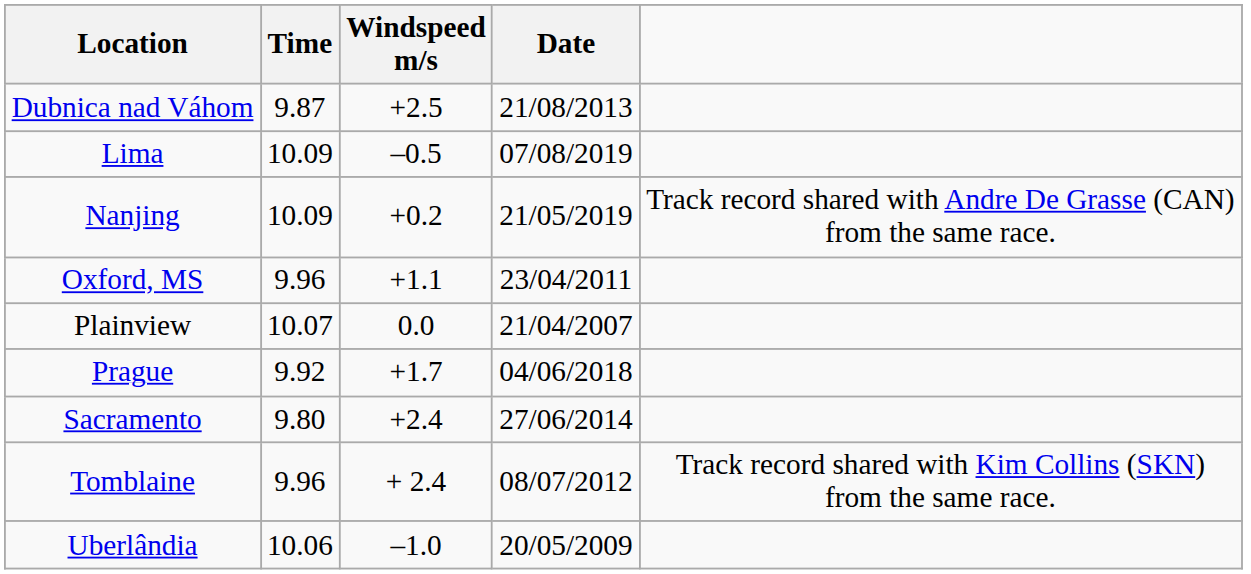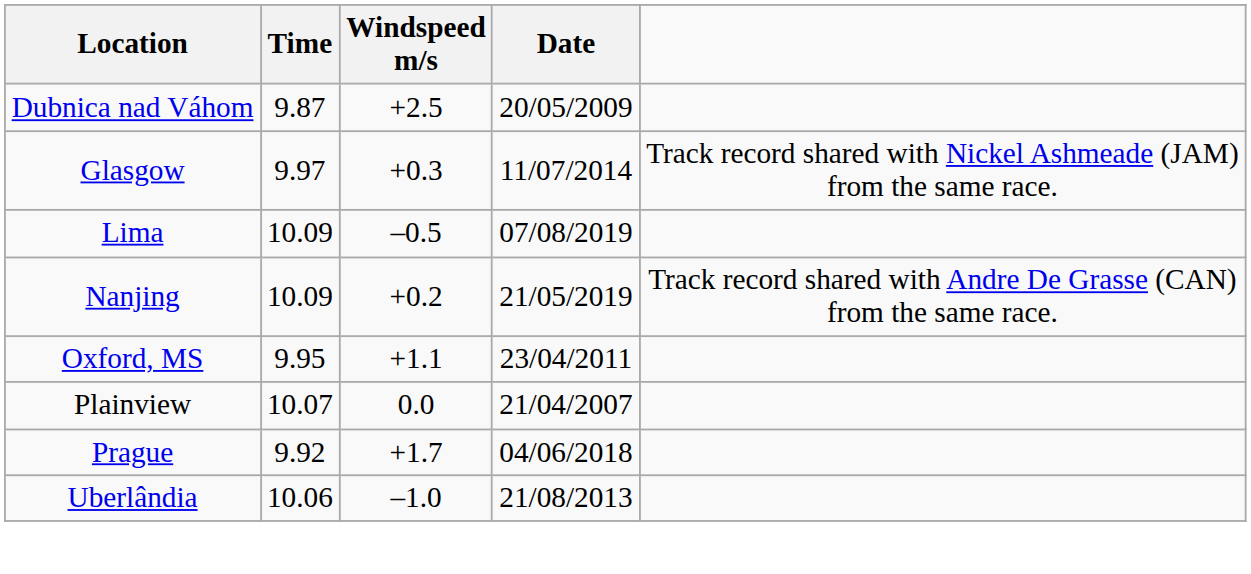(566, 107) 21/08/2013 -> (566, 107) 20/05/2009
+ row: (133, 170)
(300, 279) 9.96 -> (300, 358) 9.95
- row: (133, 418)
- row: (133, 481)
(566, 544) 20/05/2009 -> (566, 498) 21/08/2013
